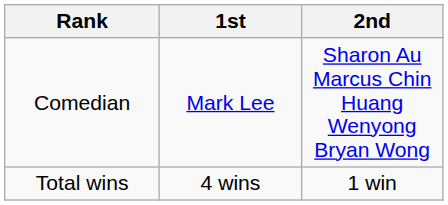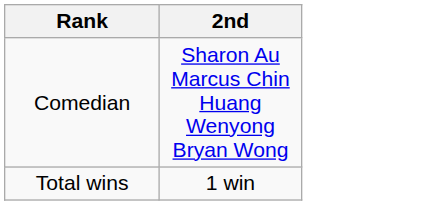- column: (230, 21)
